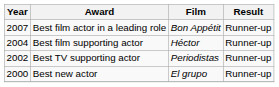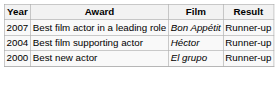- row: (86, 58)
